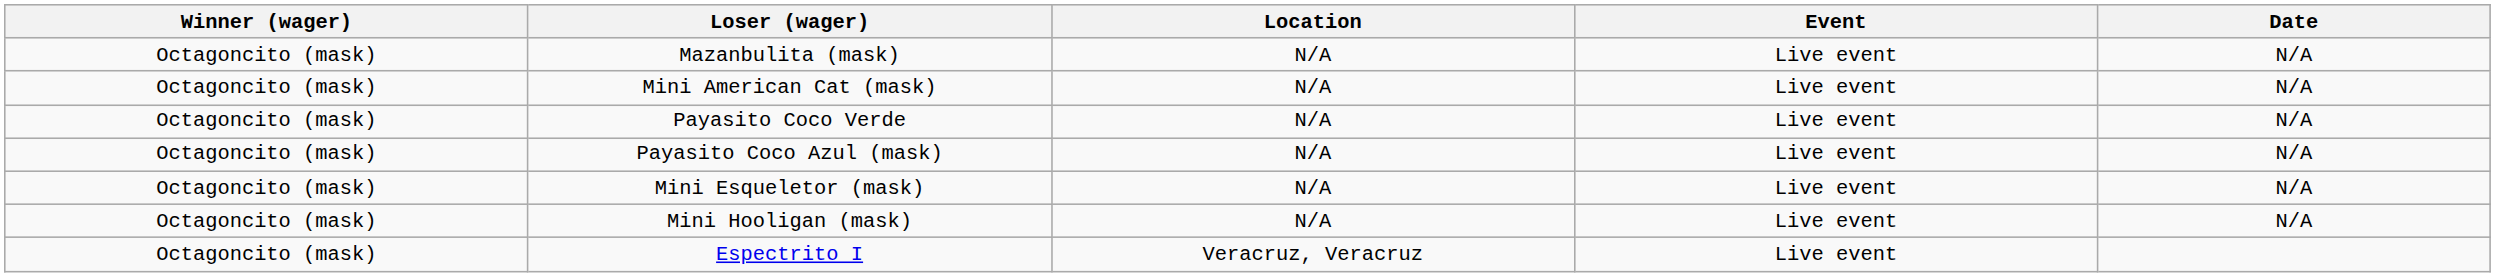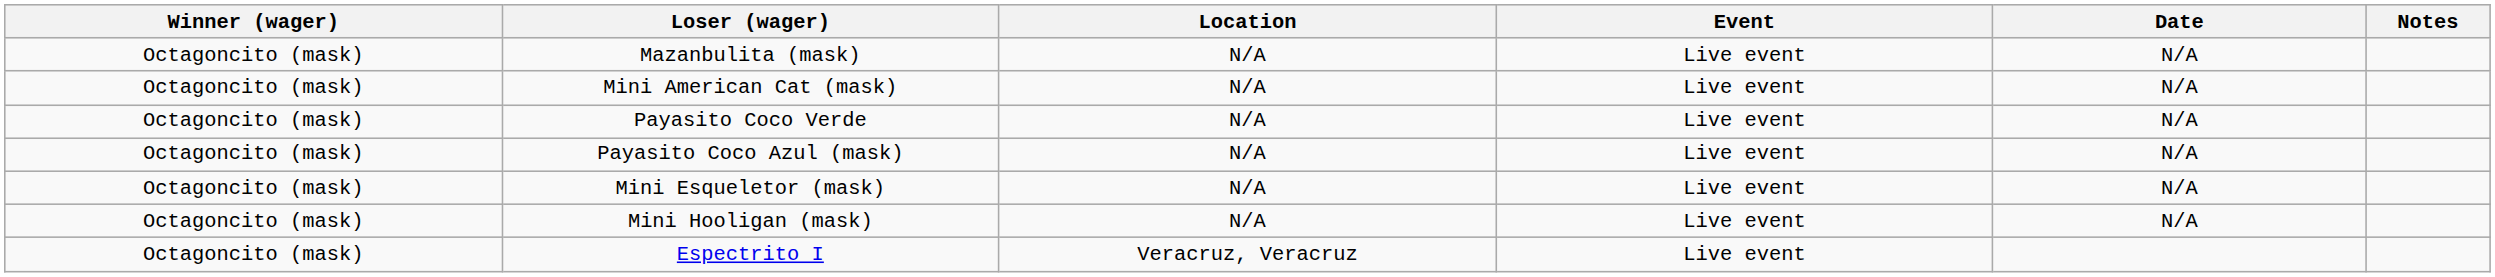+ column: (2428, 21)
